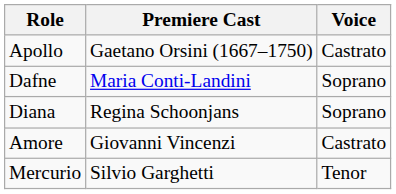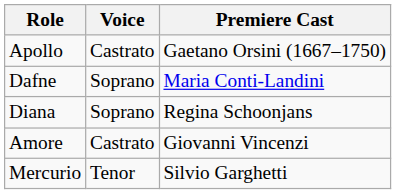columns swapped: (354, 19) <-> (201, 19)
